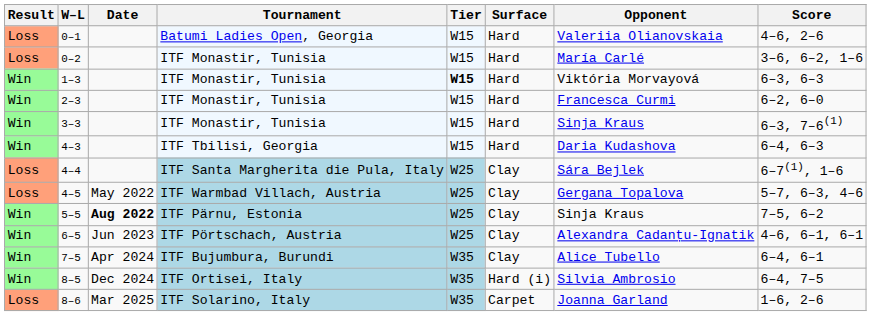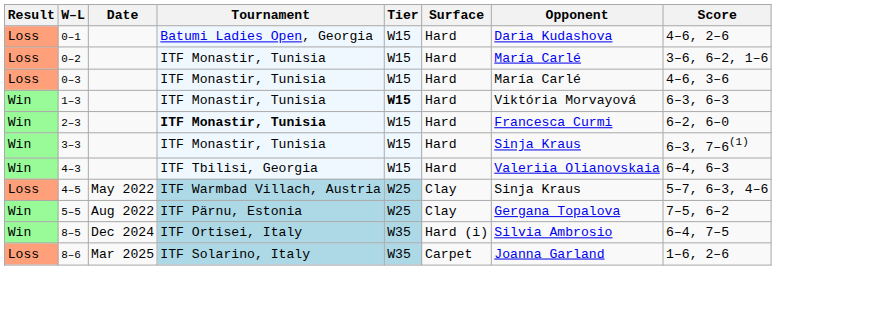(640, 37) Valeriia Olianovskaia -> (553, 37) Daria Kudashova
+ row: (71, 80)
(243, 101) normal -> (243, 122) bold
(616, 147) Daria Kudashova -> (577, 168) Valeriia Olianovskaia
- row: (71, 171)
(620, 193) Gergana Topalova -> (538, 190) Sinja Kraus
(123, 215) bold -> (123, 211) normal
(601, 215) Sinja Kraus -> (557, 211) Gergana Topalova
- row: (71, 236)
- row: (71, 258)
